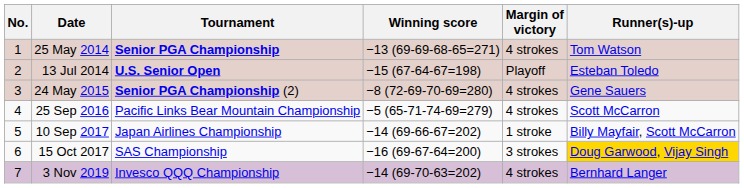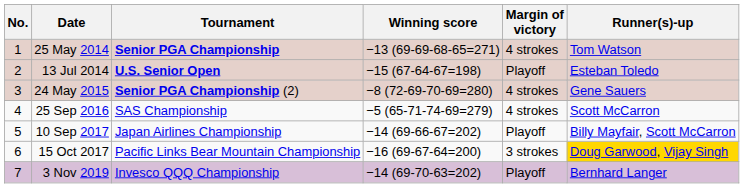(238, 111) Pacific Links Bear Mountain Championship -> (171, 111) SAS Championship
(529, 132) 1 stroke -> (525, 132) Playoff
(171, 152) SAS Championship -> (238, 152) Pacific Links Bear Mountain Championship
(532, 172) 4 strokes -> (525, 172) Playoff
